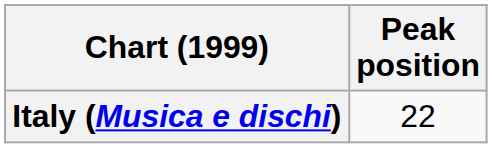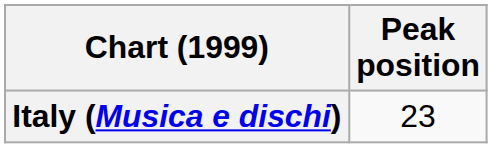(418, 116) 22 -> (418, 116) 23
